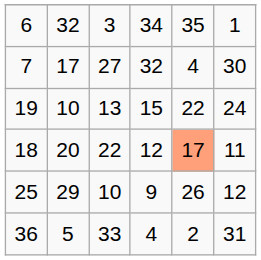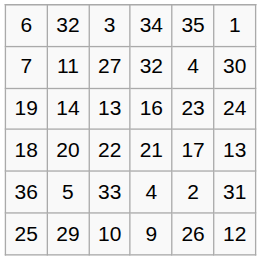(68, 67) 17 -> (68, 67) 11
(68, 108) 10 -> (68, 108) 14
(151, 108) 15 -> (151, 108) 16
(193, 108) 22 -> (193, 108) 23
(151, 150) 12 -> (151, 150) 21
(193, 150) lightsalmon background -> (193, 150) no background
(235, 150) 11 -> (235, 150) 13
rows swapped: (26, 192) <-> (26, 233)
